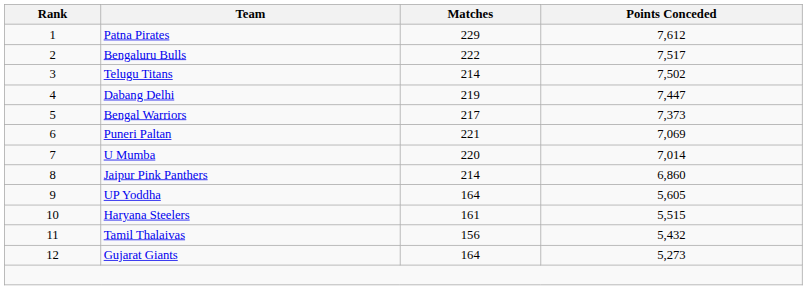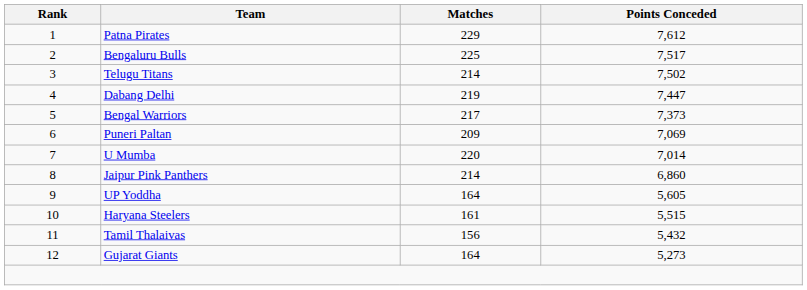(470, 54) 222 -> (470, 54) 225
(470, 134) 221 -> (470, 134) 209
